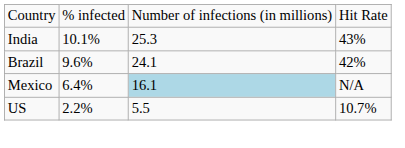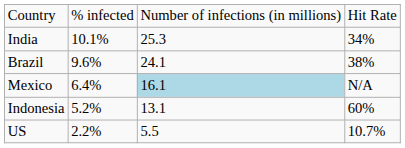(352, 39) 43% -> (361, 39) 34%
(352, 62) 42% -> (361, 62) 38%
+ row: (36, 108)
